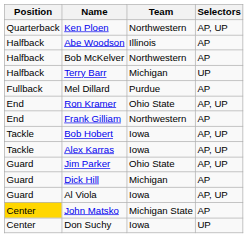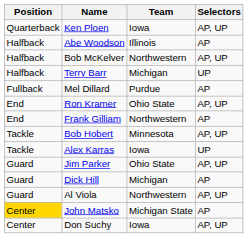(158, 28) Northwestern -> (139, 28) Iowa
(204, 58) AP -> (213, 58) AP, UP
(139, 134) Iowa -> (151, 134) Minnesota
(213, 150) AP, UP -> (204, 150) UP
(139, 195) Iowa -> (158, 195) Northwestern
(204, 226) UP -> (213, 226) AP, UP
